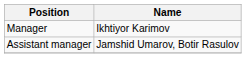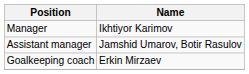+ row: (51, 61)
